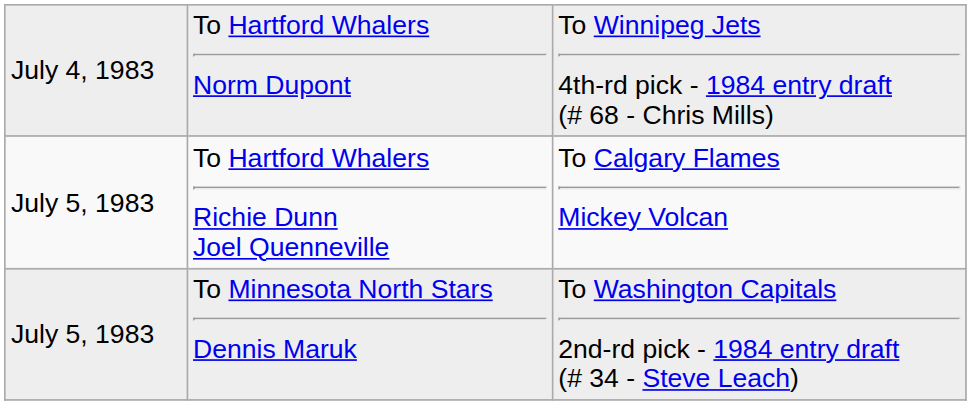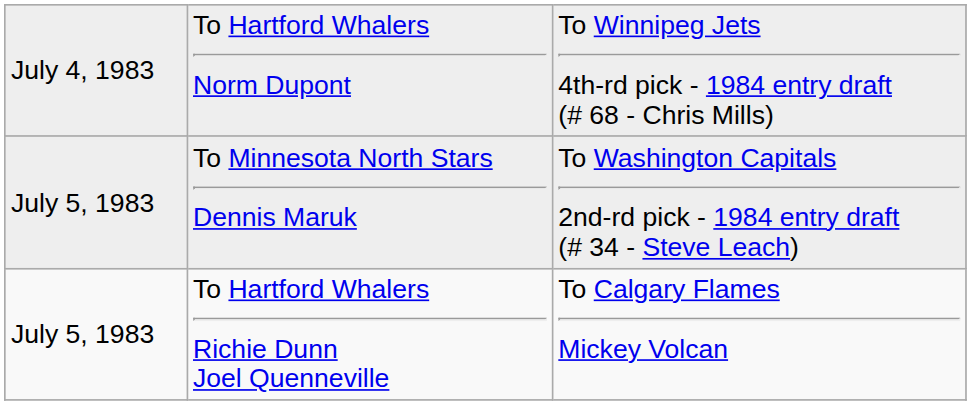rows swapped: (370, 202) <-> (370, 318)
